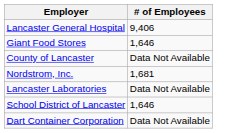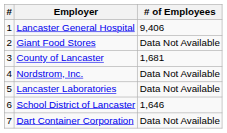+ column: (9, 12)
(142, 43) 1,646 -> (180, 43) Data Not Available
(170, 58) Data Not Available -> (152, 58) 1,681
(142, 74) 1,681 -> (180, 74) Data Not Available
